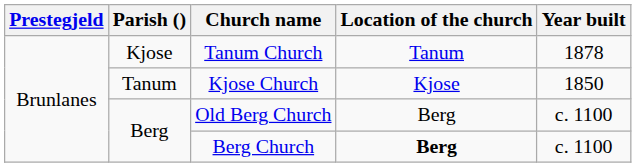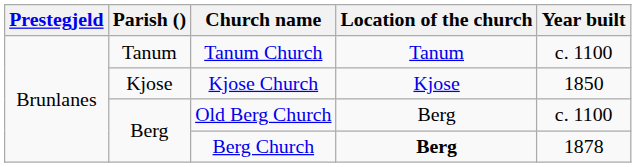(149, 51) Kjose -> (149, 51) Tanum
(584, 51) 1878 -> (584, 51) c. 1100
(149, 83) Tanum -> (149, 83) Kjose
(584, 146) c. 1100 -> (584, 146) 1878
